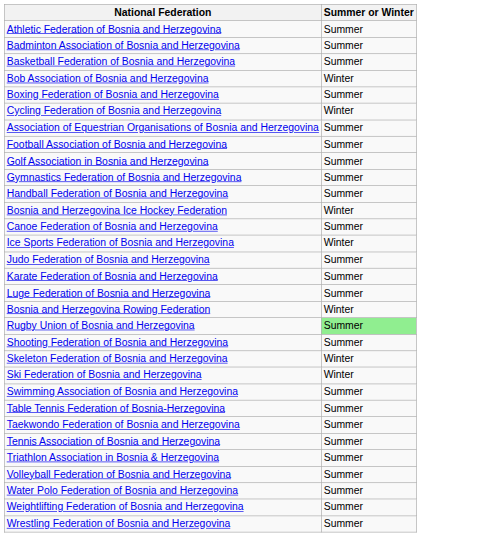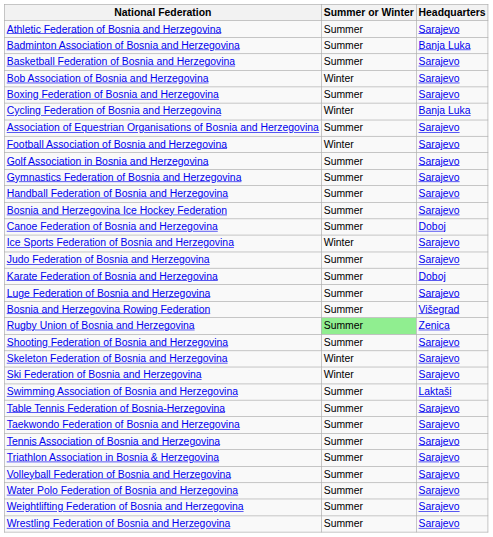+ column: (452, 12)
(343, 144) Summer -> (339, 144) Winter
(339, 210) Winter -> (343, 210) Summer
(339, 309) Winter -> (343, 309) Summer
